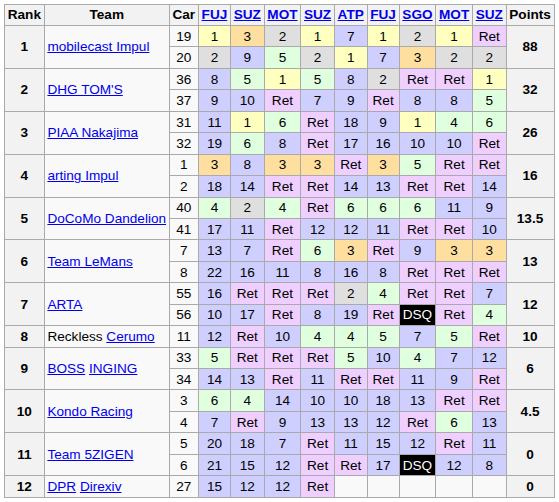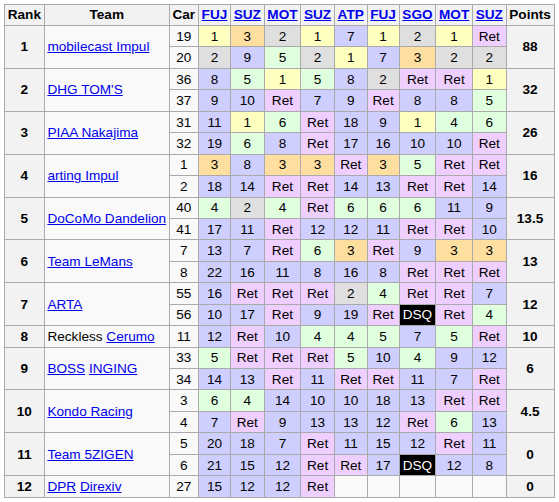(318, 315) 8 -> (318, 315) 9
(454, 358) 7 -> (454, 358) 9
(454, 379) 9 -> (454, 379) 7
